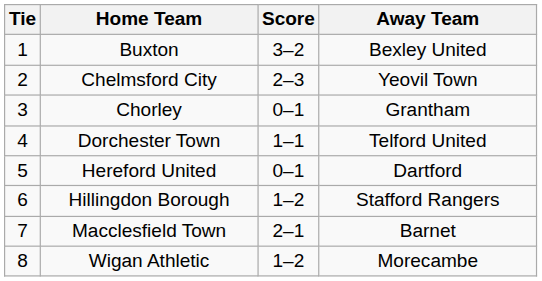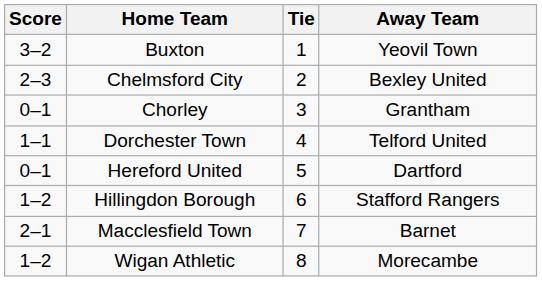columns swapped: (23, 19) <-> (288, 19)
(428, 49) Bexley United -> (428, 49) Yeovil Town
(428, 79) Yeovil Town -> (428, 79) Bexley United
